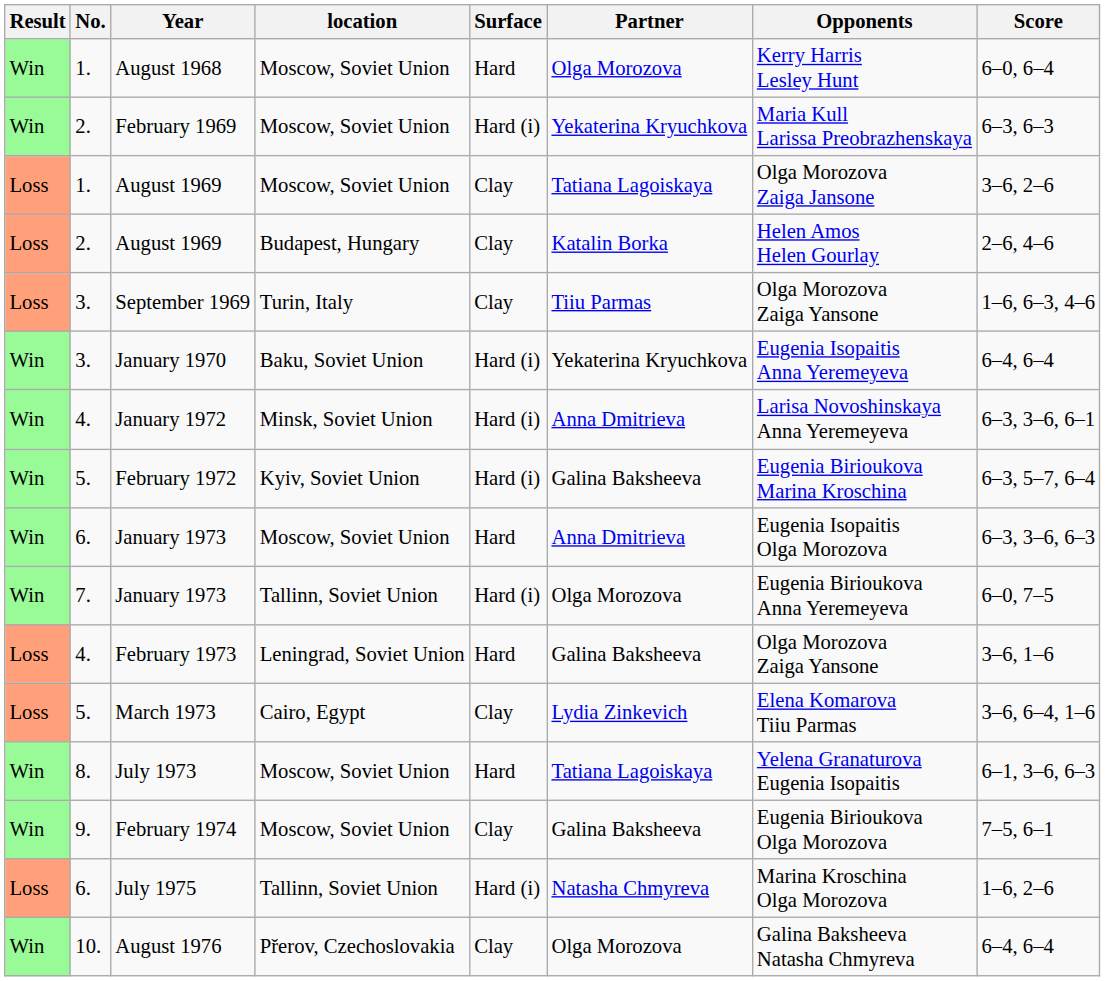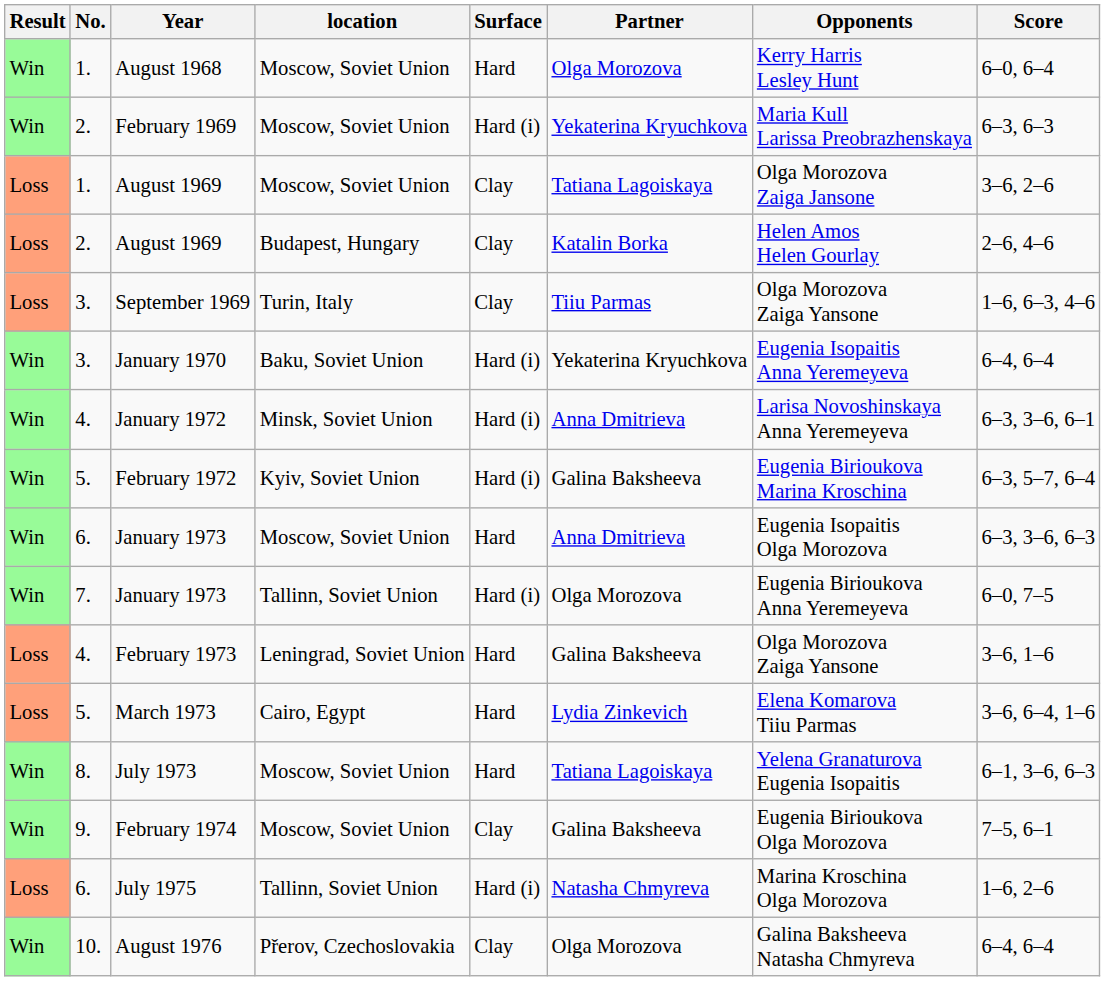(494, 712) Clay -> (495, 712) Hard
